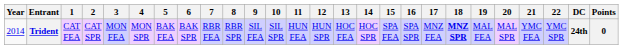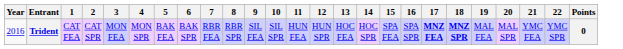- column: (579, 11)
(15, 31) 2014 -> (15, 31) 2016
(433, 31) normal -> (434, 31) bold
